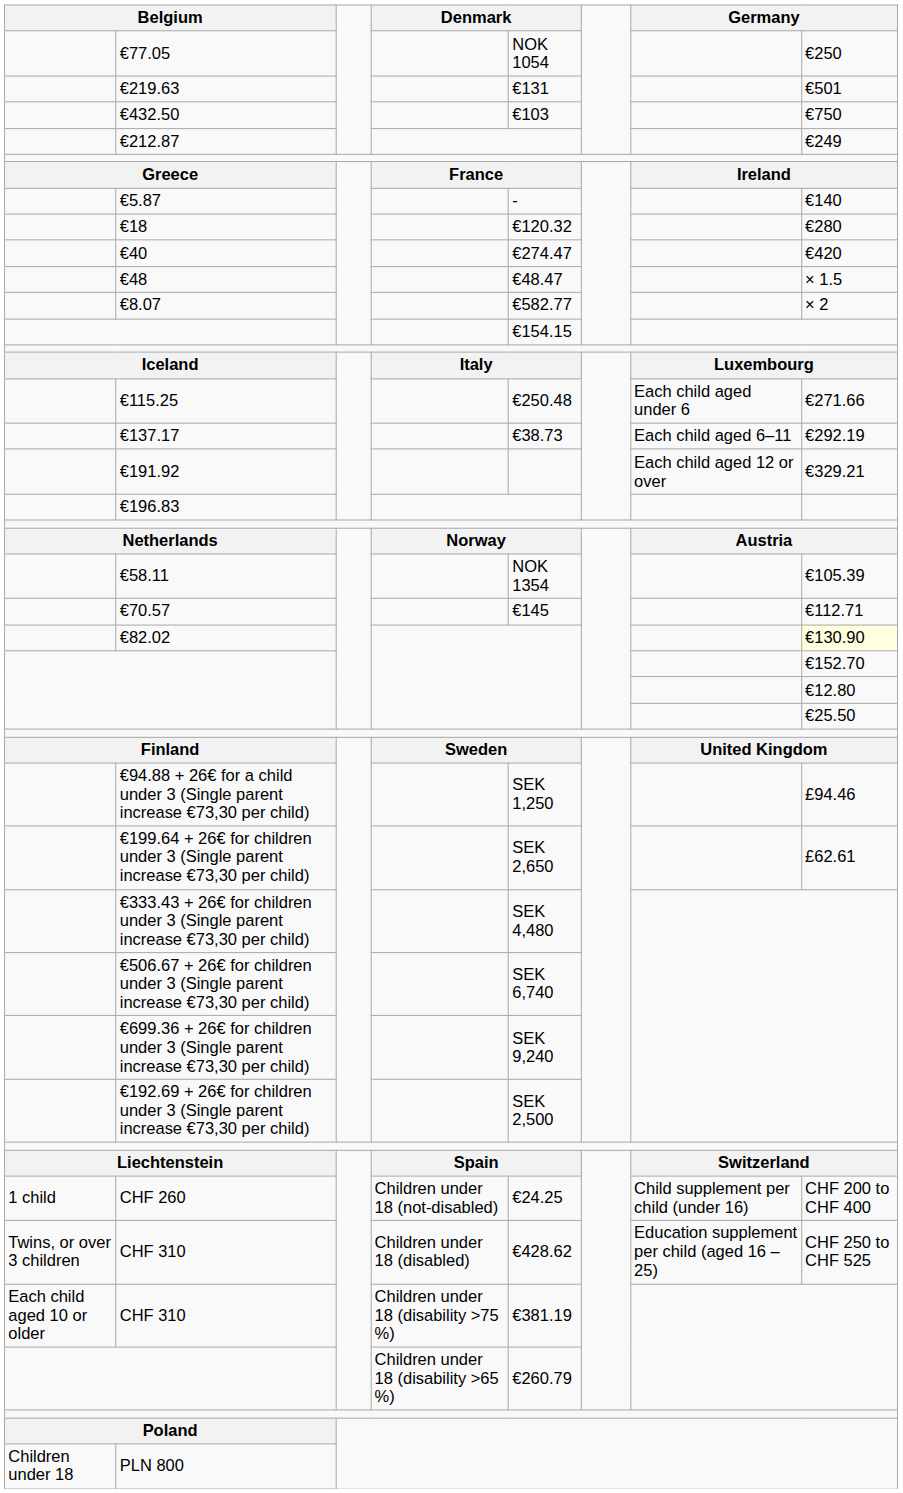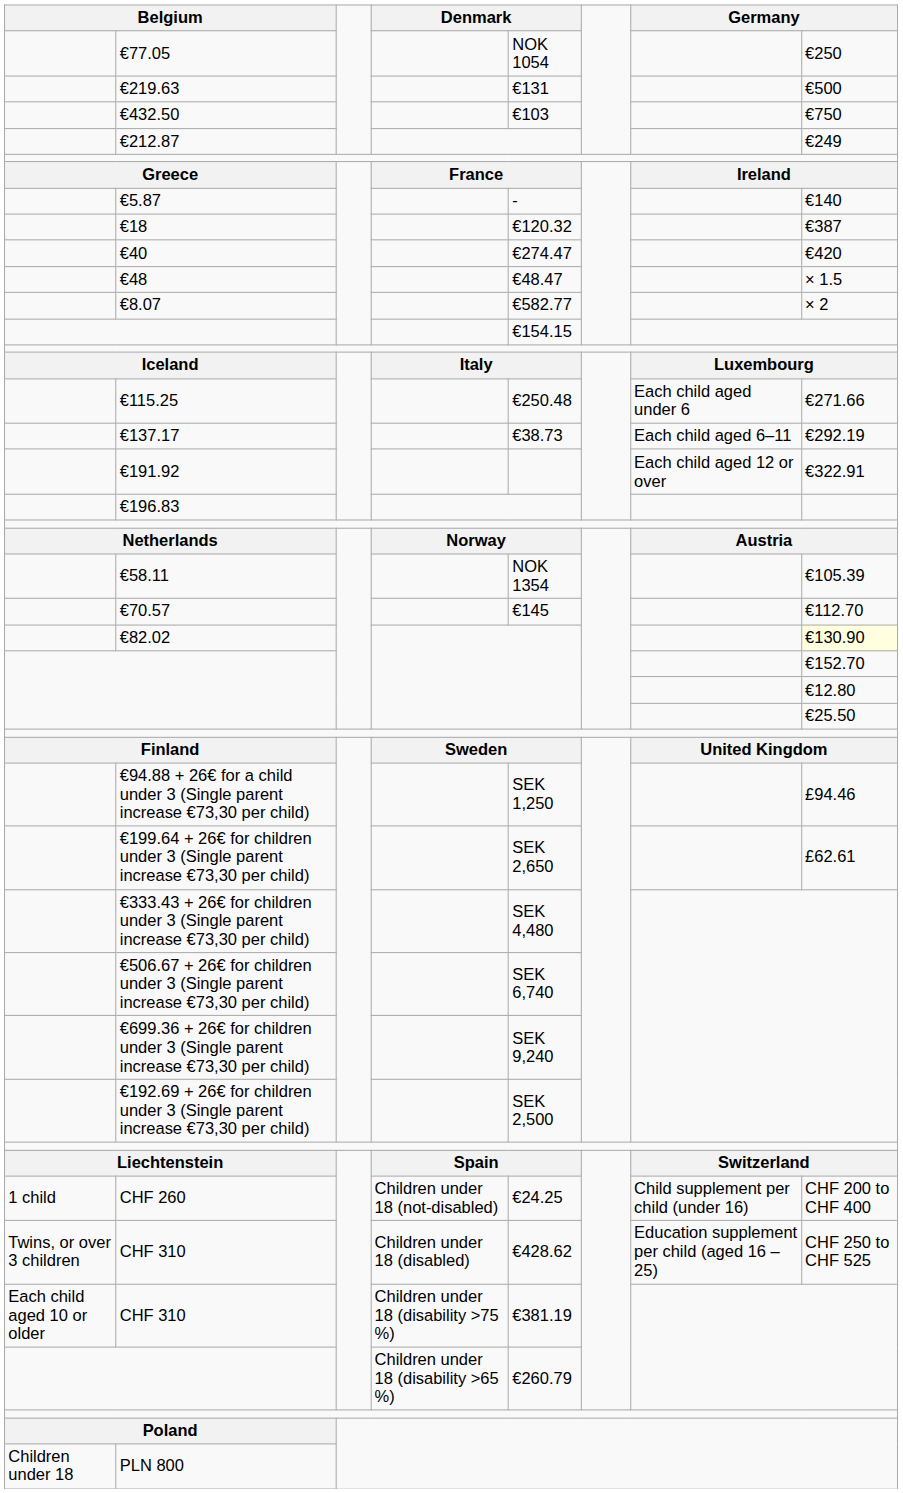(823, 88) €501 -> (823, 88) €500
(823, 227) €280 -> (823, 227) €387
(835, 471) €329.21 -> (835, 471) €322.91
(834, 611) €112.71 -> (834, 611) €112.70
